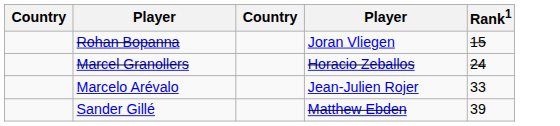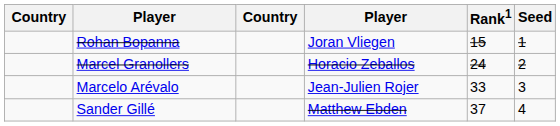+ column: (535, 17)
(478, 109) 39 -> (478, 109) 37
